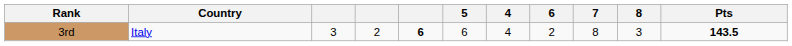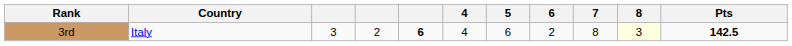columns swapped: (508, 14) <-> (464, 14)
(639, 32) no background -> (639, 32) lightyellow background
(724, 32) 143.5 -> (724, 32) 142.5
